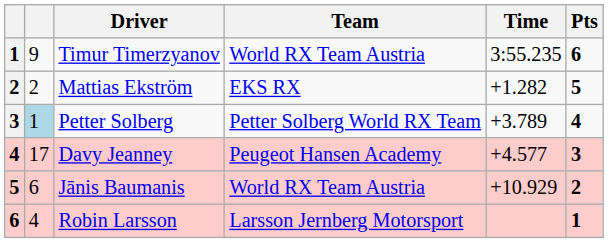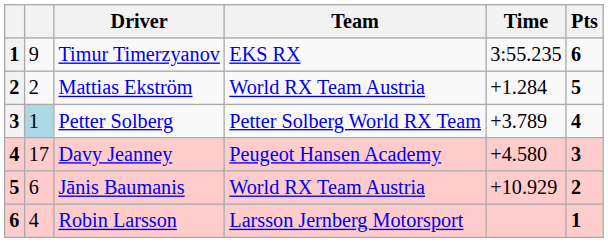(327, 54) World RX Team Austria -> (265, 54) EKS RX
(265, 88) EKS RX -> (327, 88) World RX Team Austria
(519, 88) +1.282 -> (519, 88) +1.284
(519, 154) +4.577 -> (519, 154) +4.580
